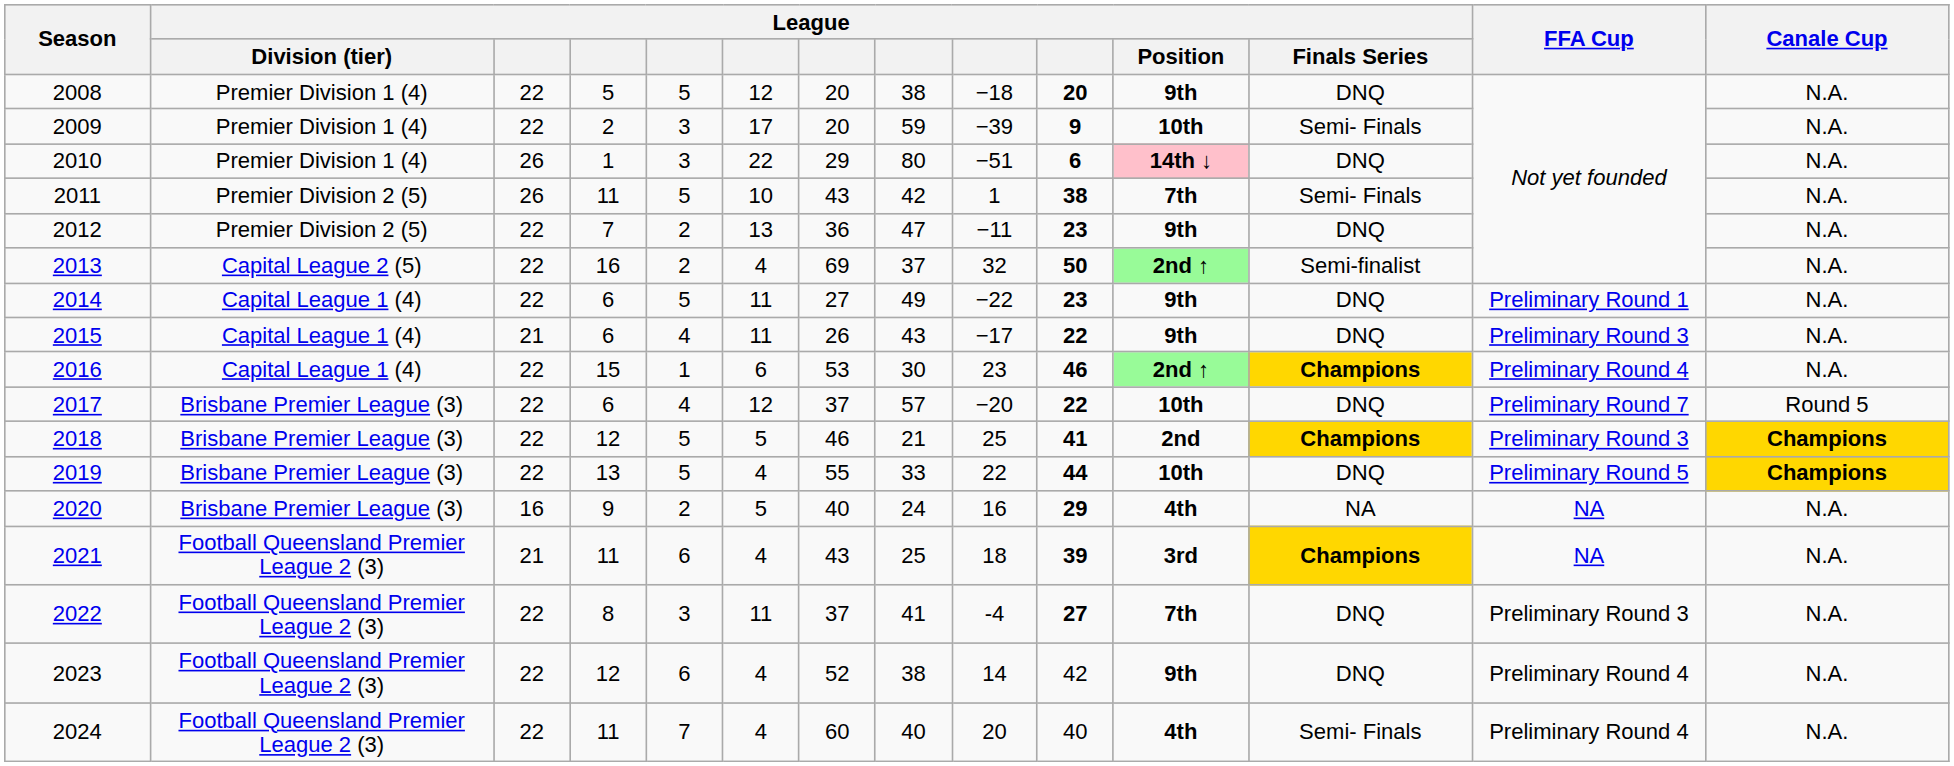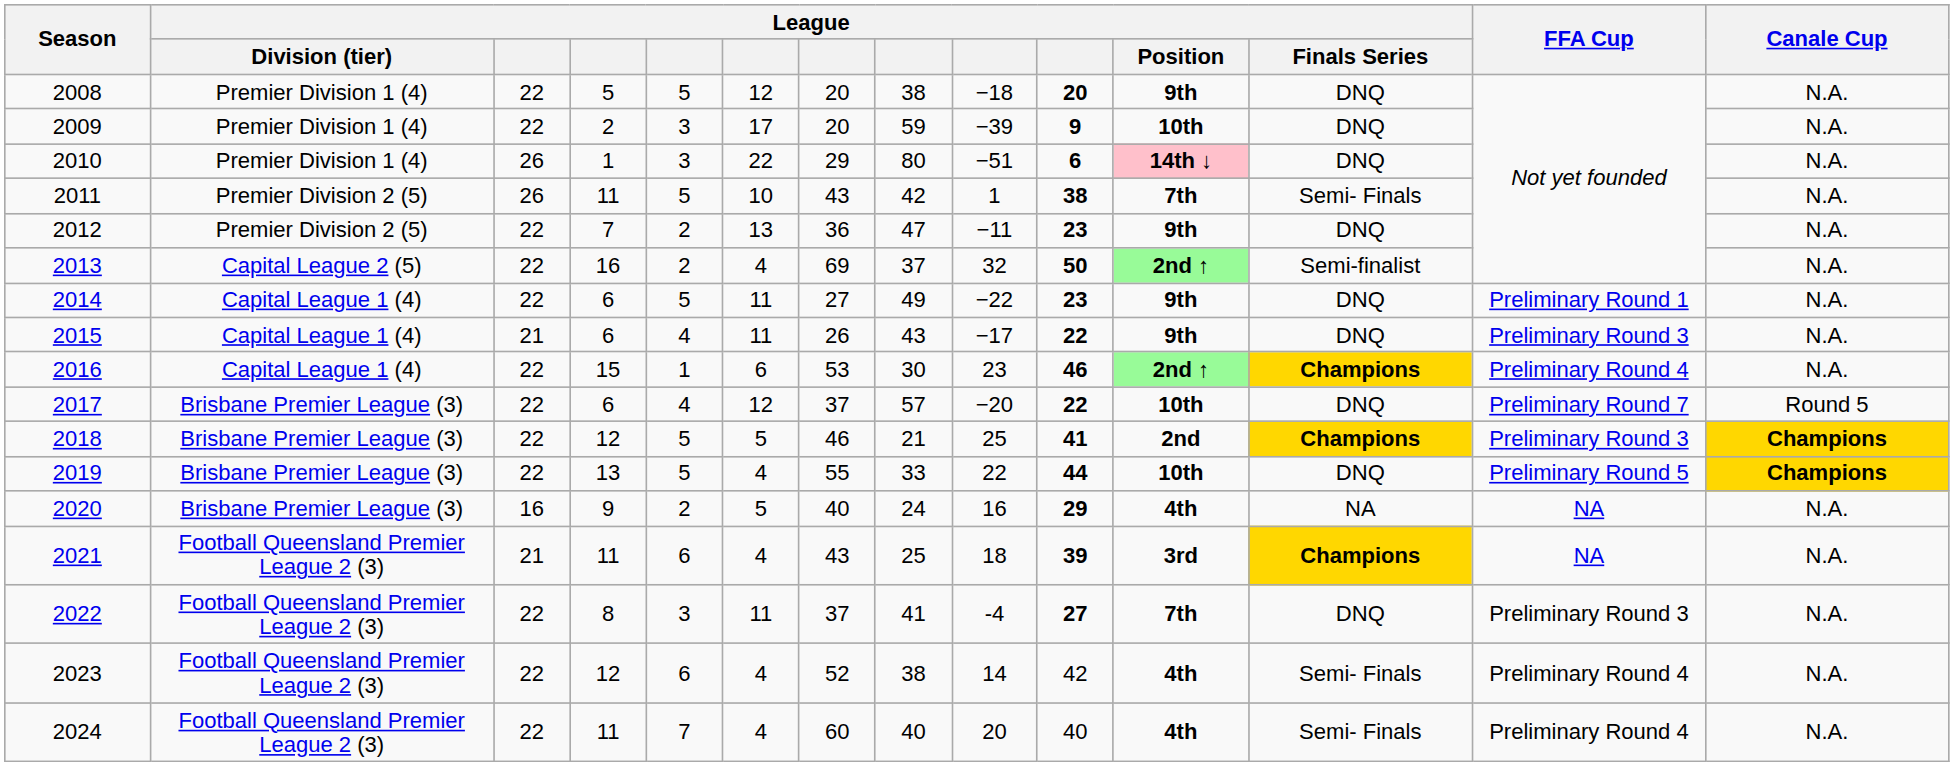(1360, 126) Semi- Finals -> (1360, 126) DNQ
(1181, 673) 9th -> (1181, 673) 4th
(1360, 673) DNQ -> (1360, 673) Semi- Finals
